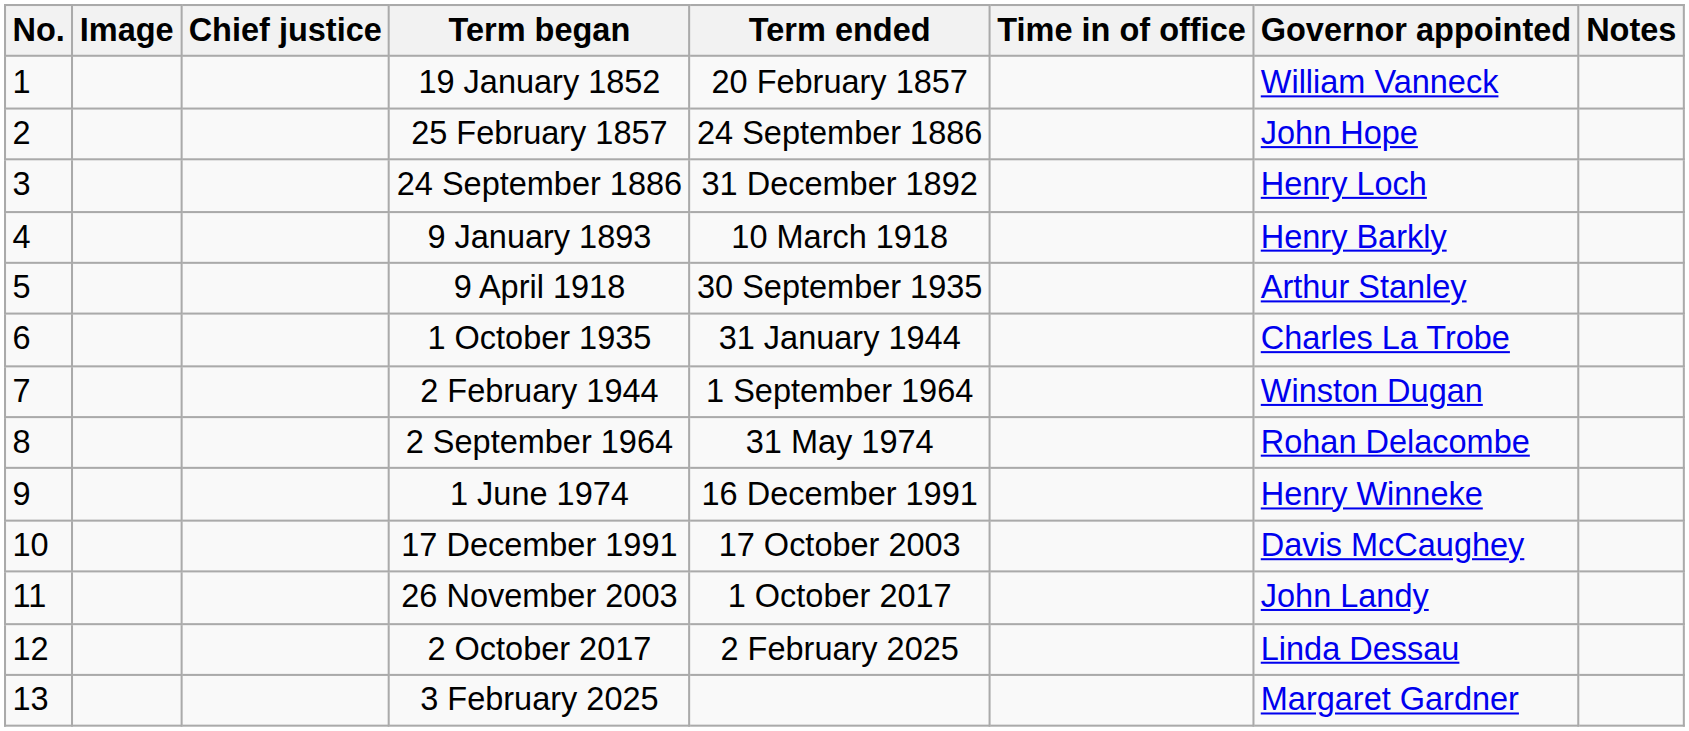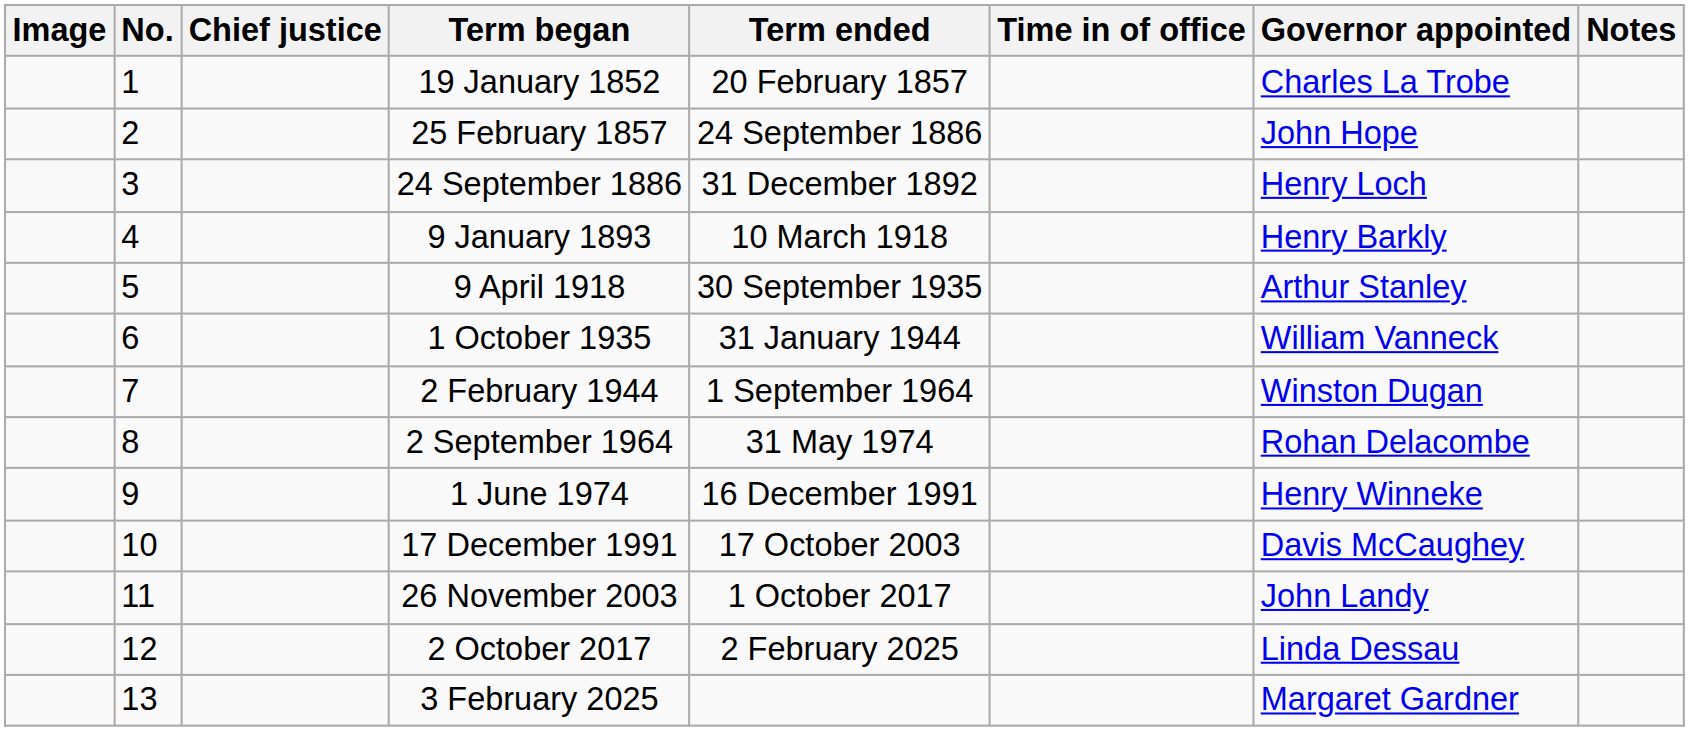columns swapped: (39, 30) <-> (127, 30)
(1380, 81) William Vanneck -> (1385, 81) Charles La Trobe
(1385, 339) Charles La Trobe -> (1380, 339) William Vanneck
